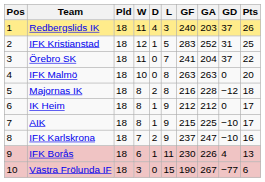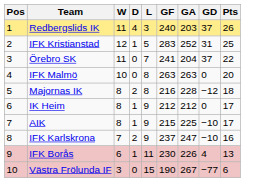- column: (124, 12)
